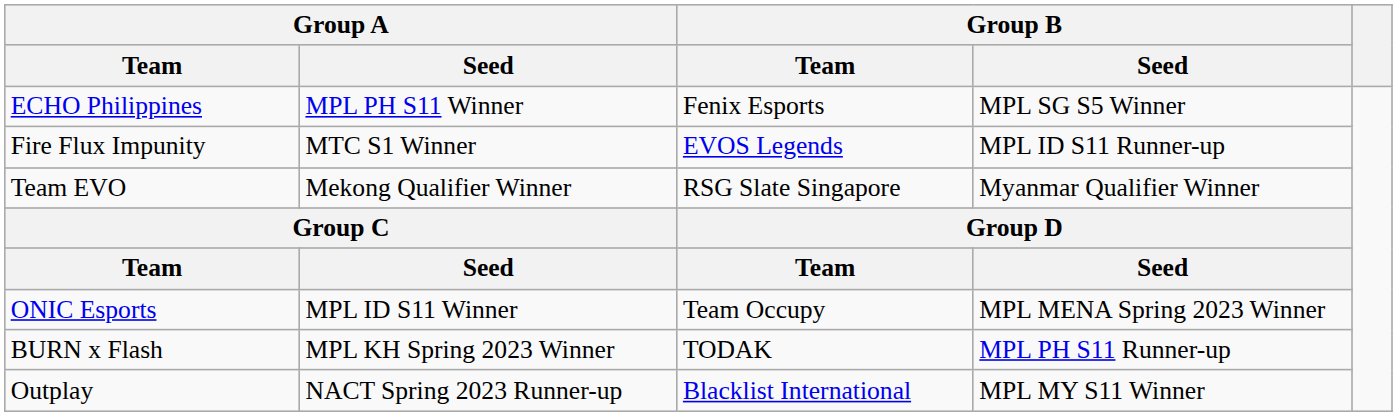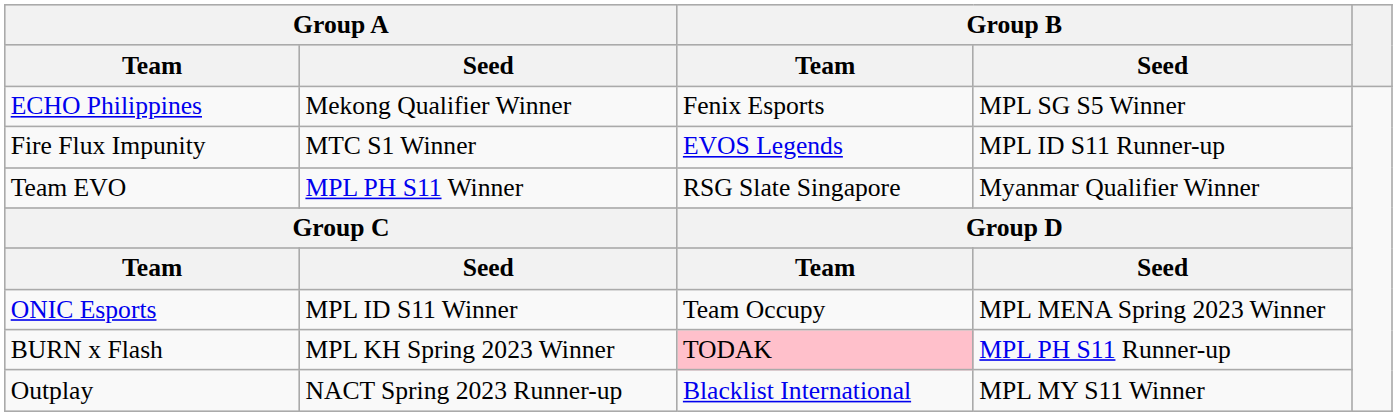(414, 106) MPL PH S11 Winner -> (438, 106) Mekong Qualifier Winner
(438, 187) Mekong Qualifier Winner -> (414, 187) MPL PH S11 Winner
(727, 349) no background -> (727, 349) pink background
